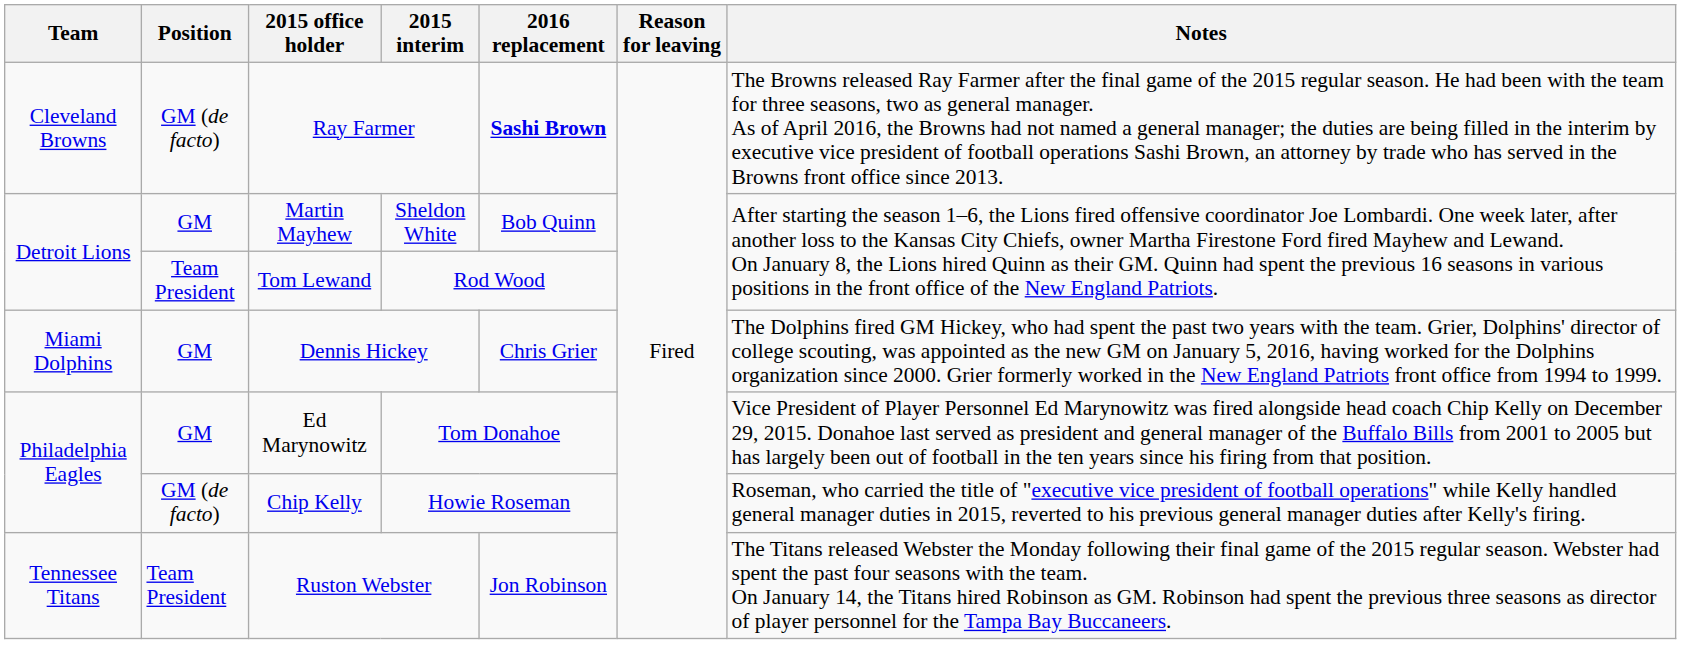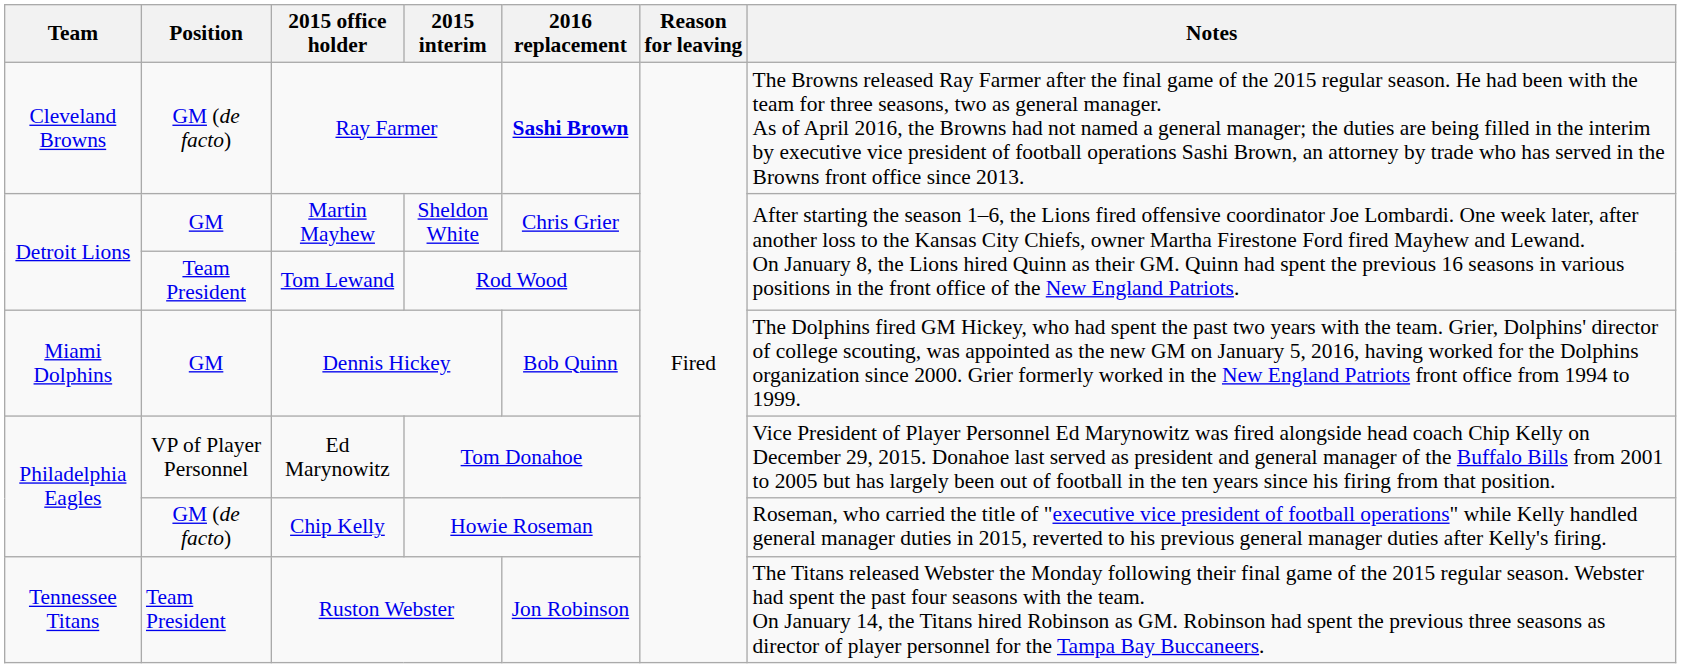(548, 222) Bob Quinn -> (570, 222) Chris Grier
(548, 350) Chris Grier -> (570, 362) Bob Quinn
(195, 432) GM -> (206, 456) VP of Player Personnel
